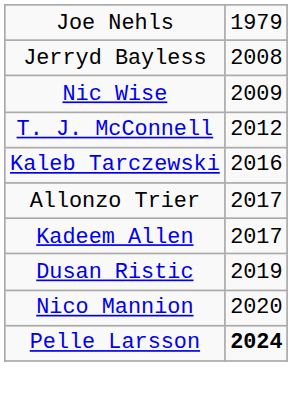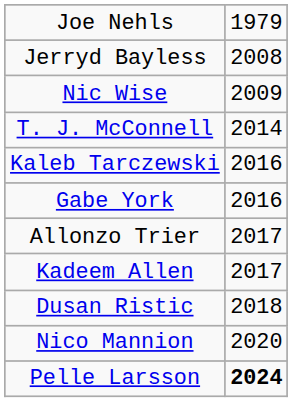(256, 129) 2012 -> (256, 129) 2014
+ row: (115, 201)
(256, 272) 2019 -> (256, 307) 2018
